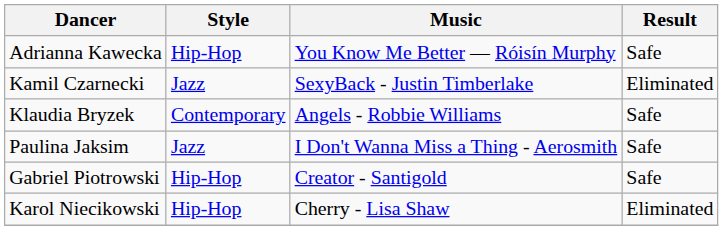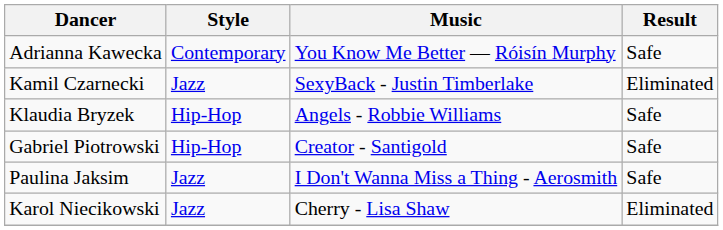(206, 51) Hip-Hop -> (228, 51) Contemporary
(228, 114) Contemporary -> (206, 114) Hip-Hop
rows swapped: (84, 177) <-> (69, 146)
(206, 209) Hip-Hop -> (188, 209) Jazz
